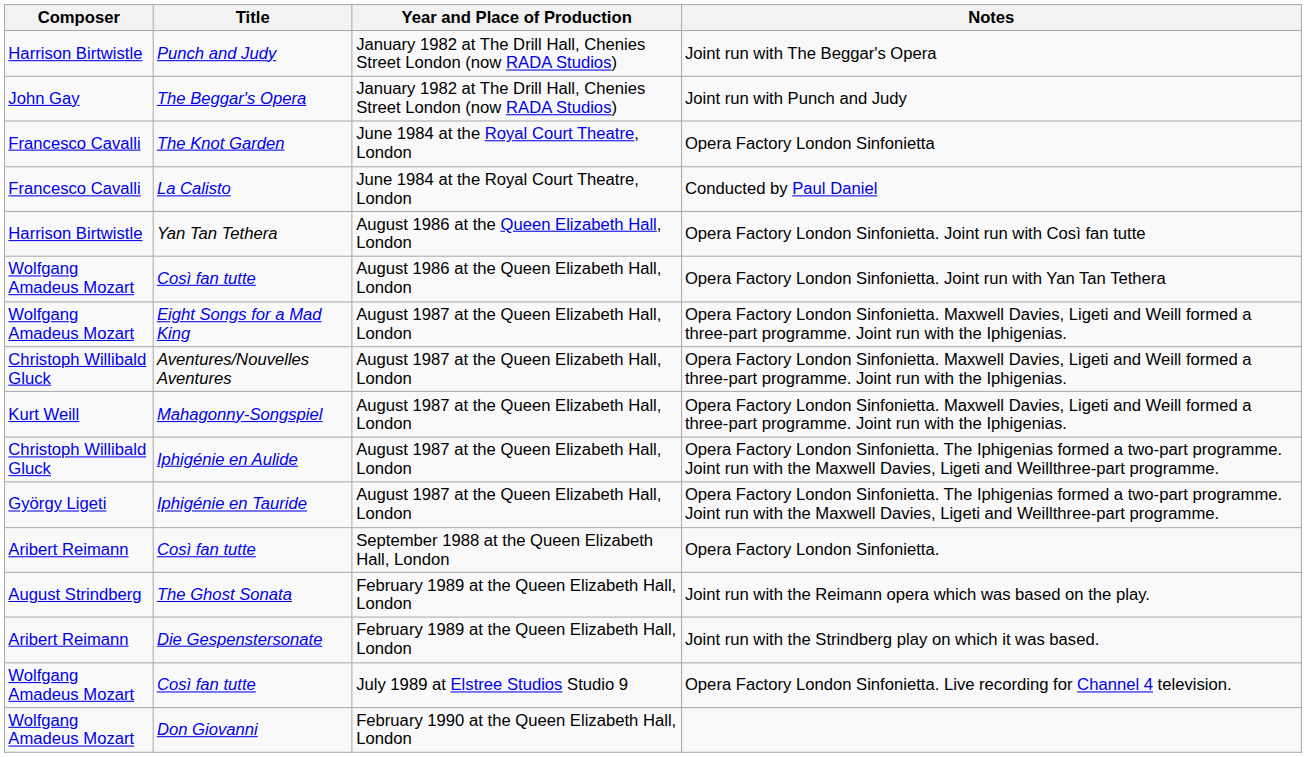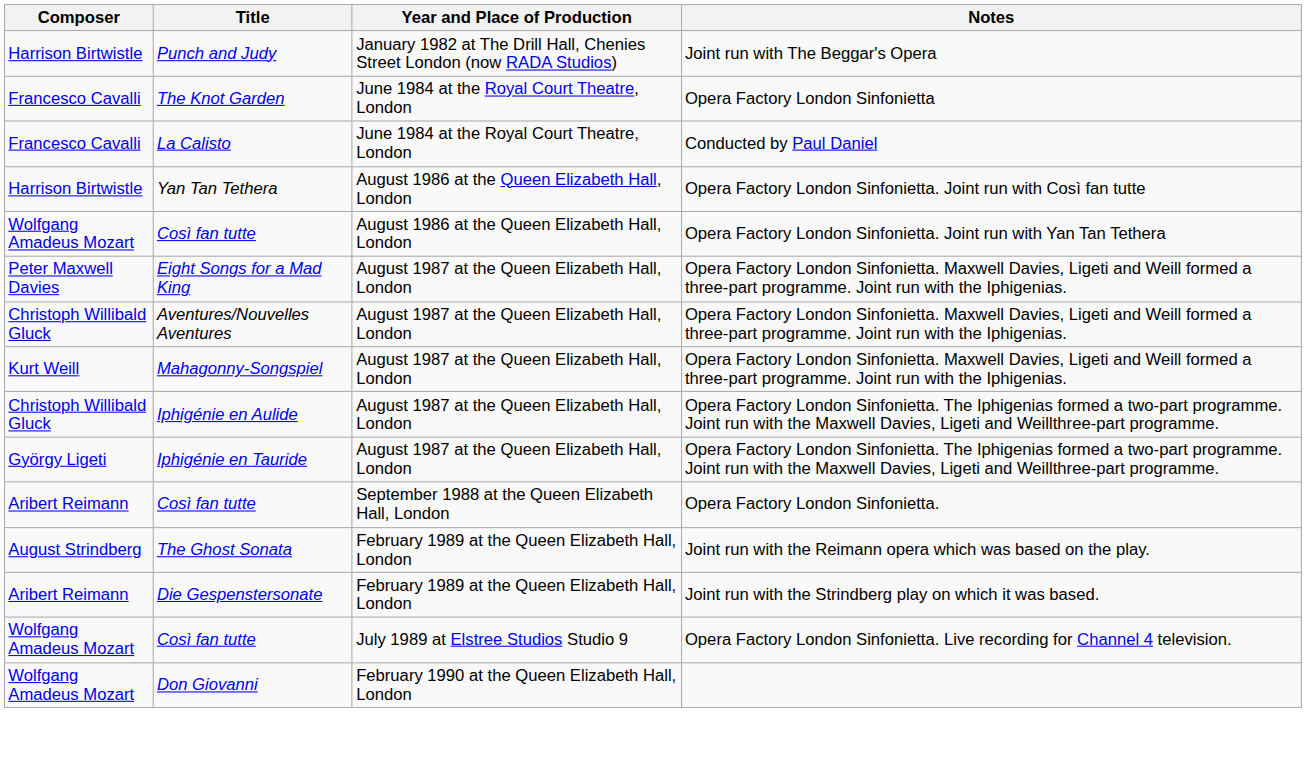- row: (232, 98)
(71, 324) Wolfgang Amadeus Mozart -> (61, 278) Peter Maxwell Davies
